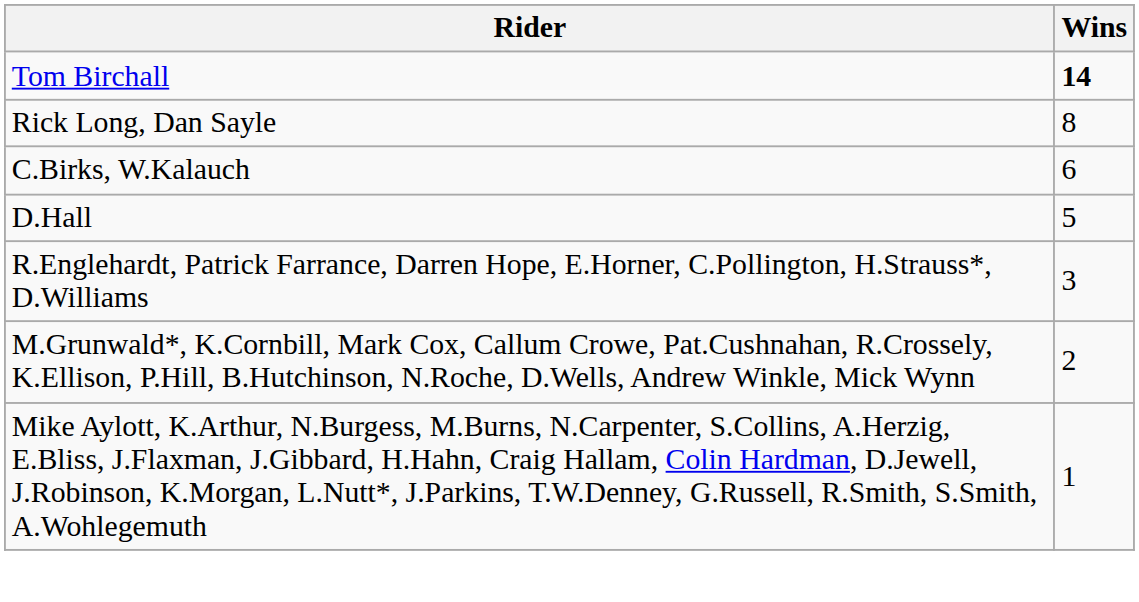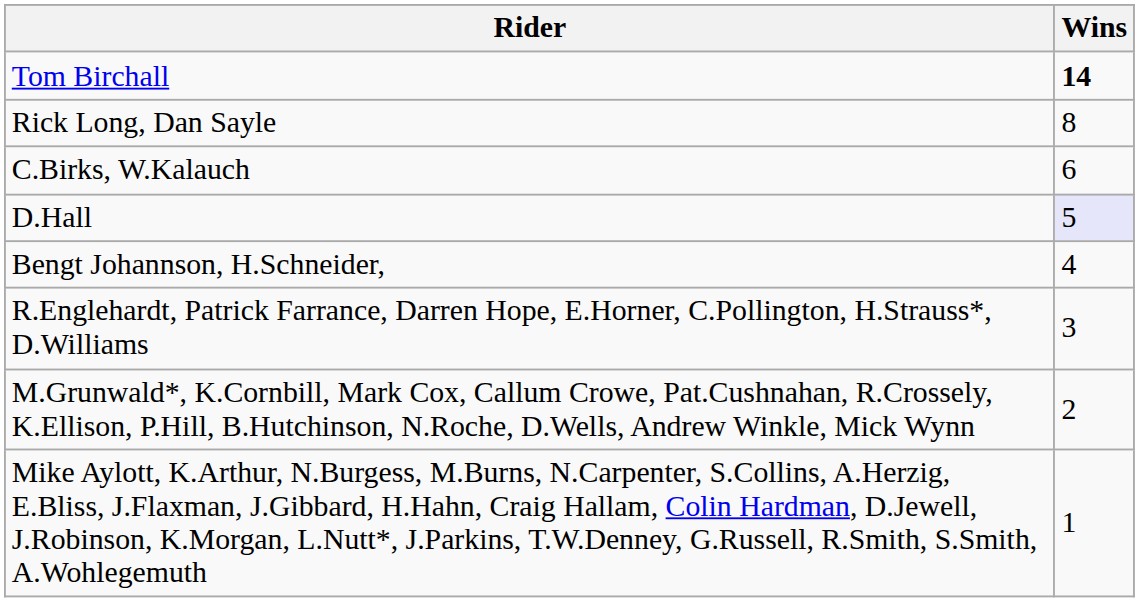(1069, 216) no background -> (1069, 216) lavender background
+ row: (198, 264)
